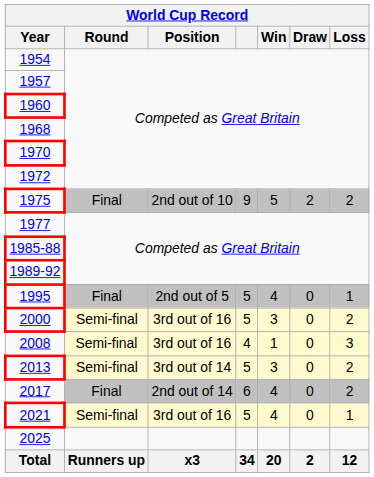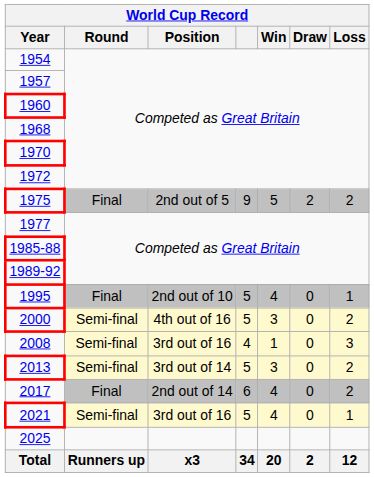(192, 200) 2nd out of 10 -> (192, 200) 2nd out of 5
(192, 296) 2nd out of 5 -> (192, 296) 2nd out of 10
(192, 319) 3rd out of 16 -> (192, 319) 4th out of 16
